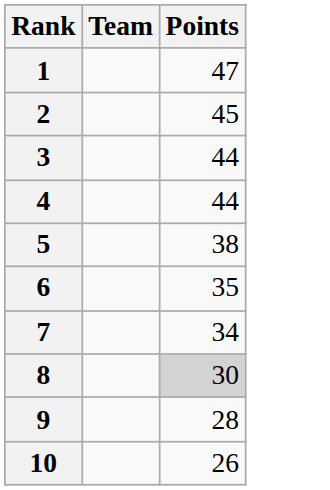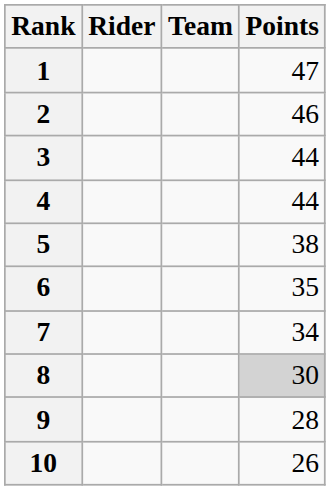+ column: (122, 26)
(225, 113) 45 -> (305, 113) 46
